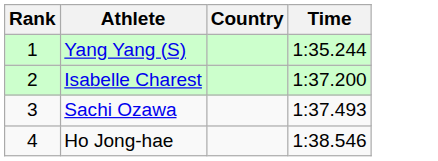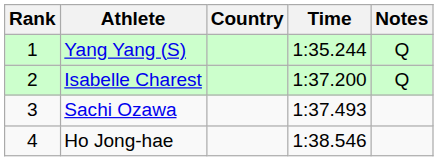+ column: (402, 19)
